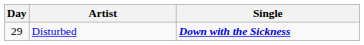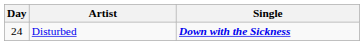(17, 31) 29 -> (17, 31) 24
